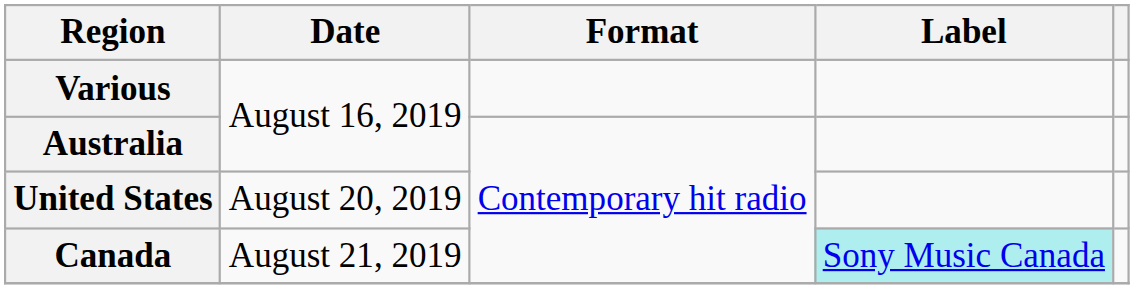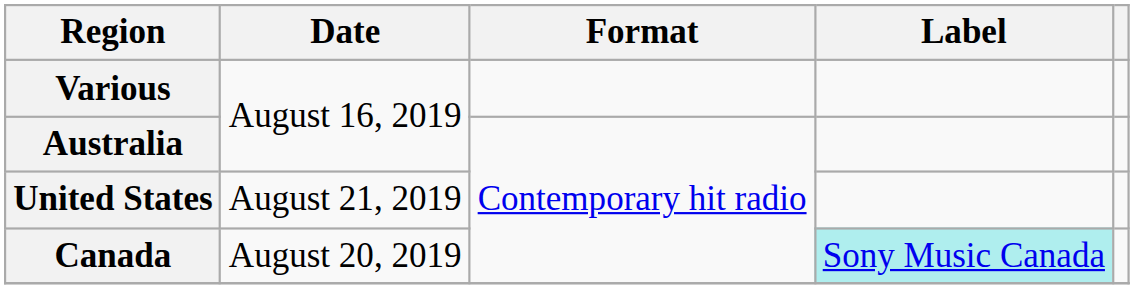(345, 198) August 20, 2019 -> (345, 198) August 21, 2019
(345, 254) August 21, 2019 -> (345, 254) August 20, 2019
